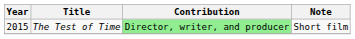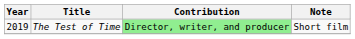(17, 27) 2015 -> (17, 27) 2019
